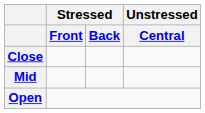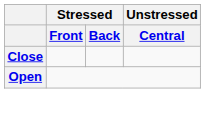- row: (25, 77)
